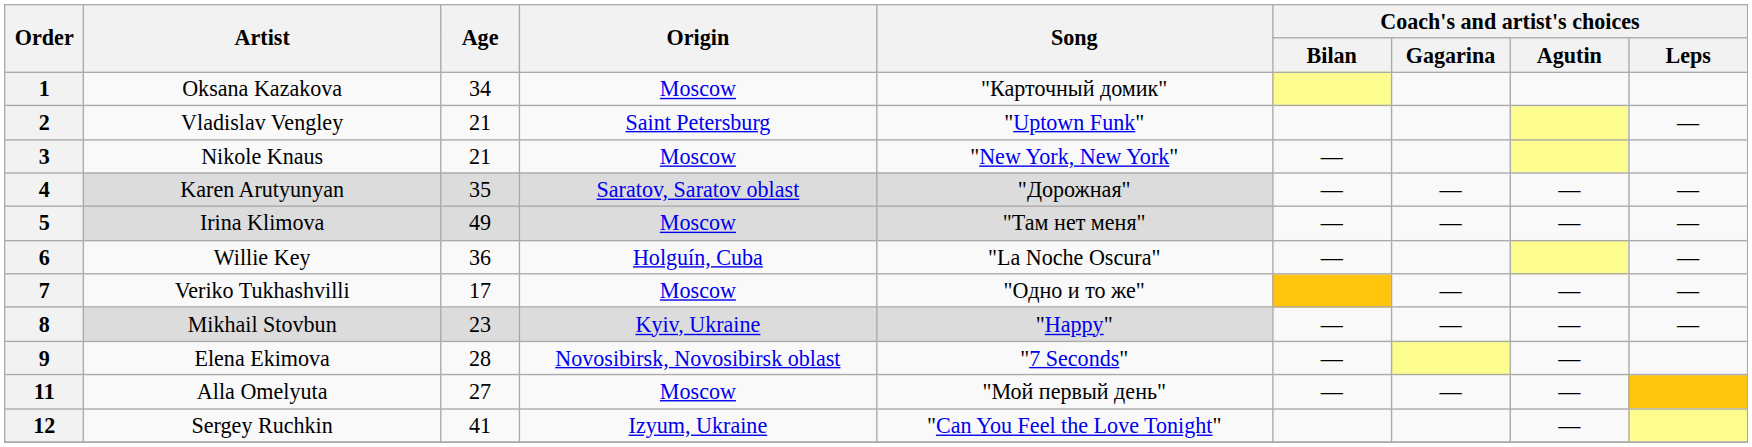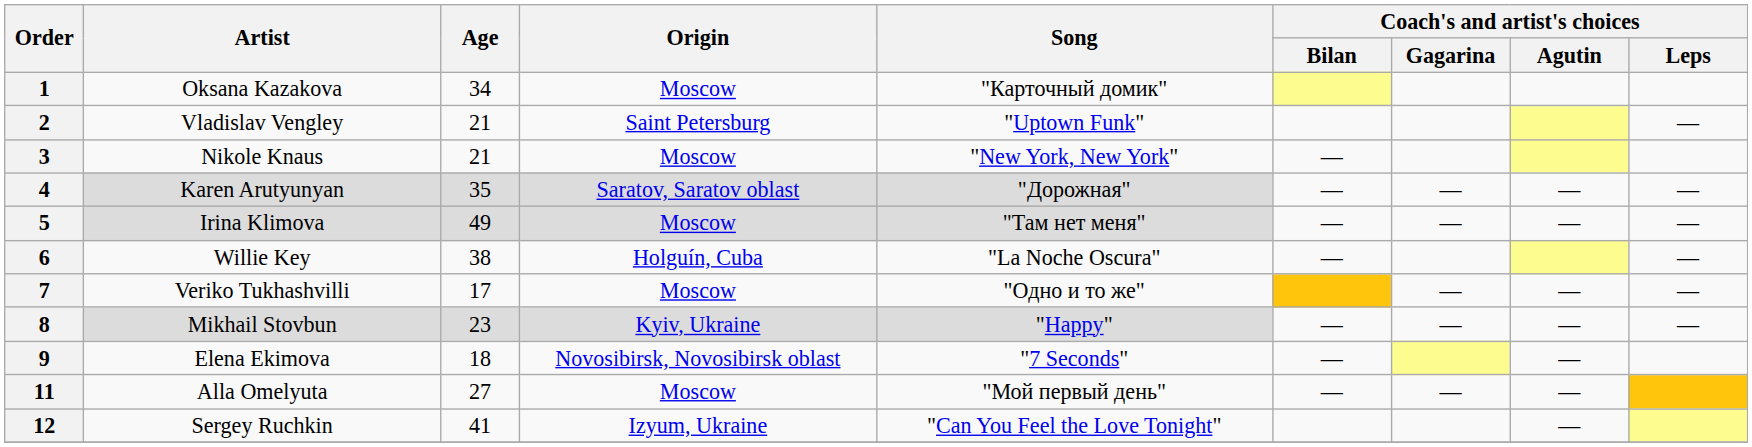(480, 257) 36 -> (480, 257) 38
(480, 358) 28 -> (480, 358) 18
